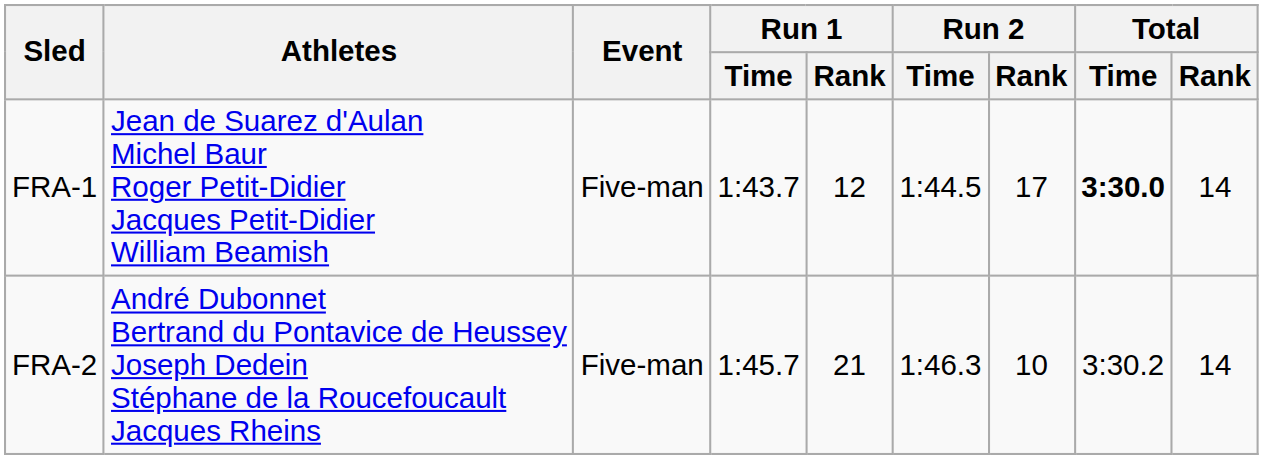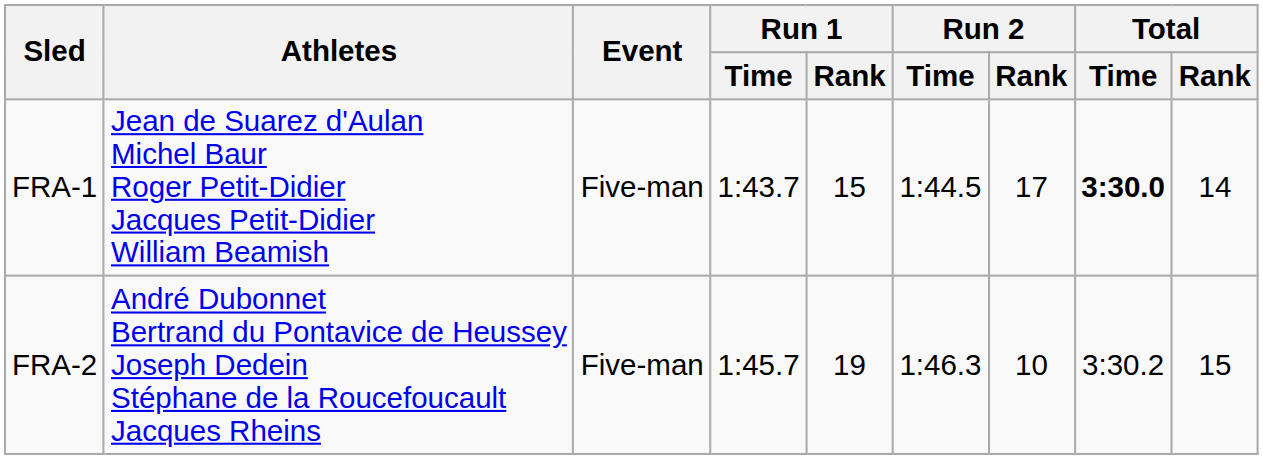(850, 188) 12 -> (850, 188) 15
(850, 365) 21 -> (850, 365) 19
(1215, 365) 14 -> (1215, 365) 15
